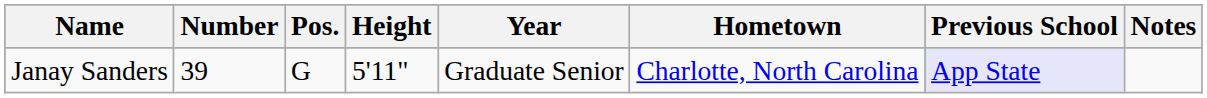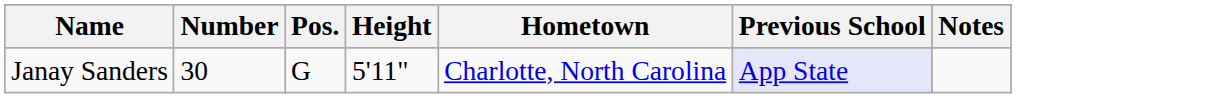- column: (534, 26)
(194, 69) 39 -> (194, 69) 30
